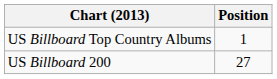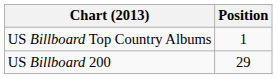(243, 62) 27 -> (243, 62) 29
